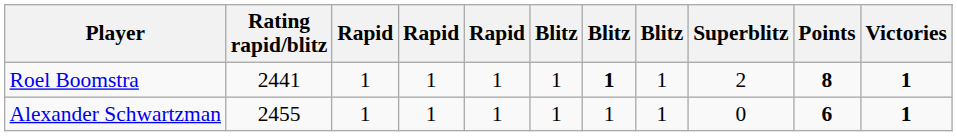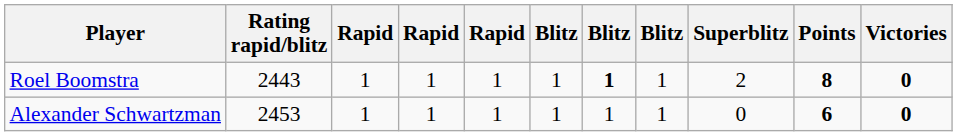(279, 79) 2441 -> (279, 79) 2443
(906, 79) 1 -> (906, 79) 0
(279, 113) 2455 -> (279, 113) 2453
(906, 113) 1 -> (906, 113) 0
